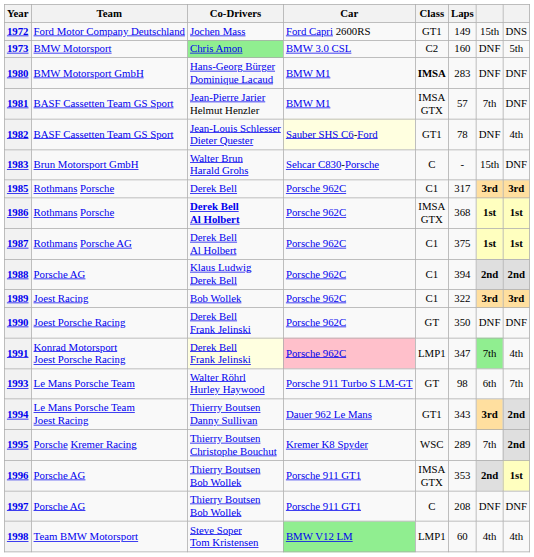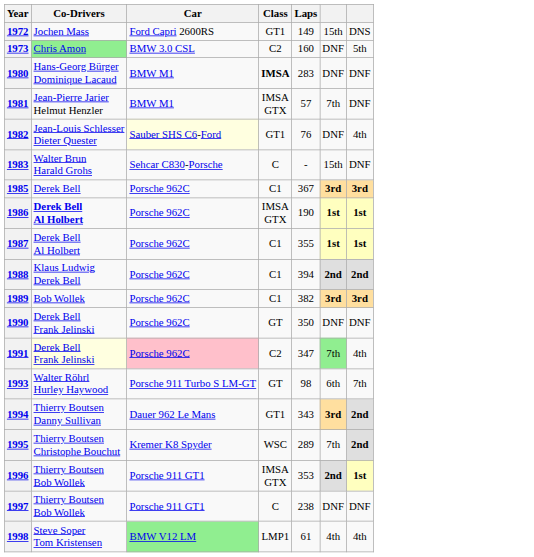- column: (109, 13)
(462, 134) 78 -> (306, 134) 76
(462, 189) 317 -> (306, 189) 367
(462, 213) 368 -> (306, 213) 190
(462, 244) 375 -> (306, 244) 355
(462, 298) 322 -> (306, 298) 382
(432, 353) LMP1 -> (275, 353) C2
(462, 506) 208 -> (306, 506) 238
(462, 537) 60 -> (306, 537) 61
